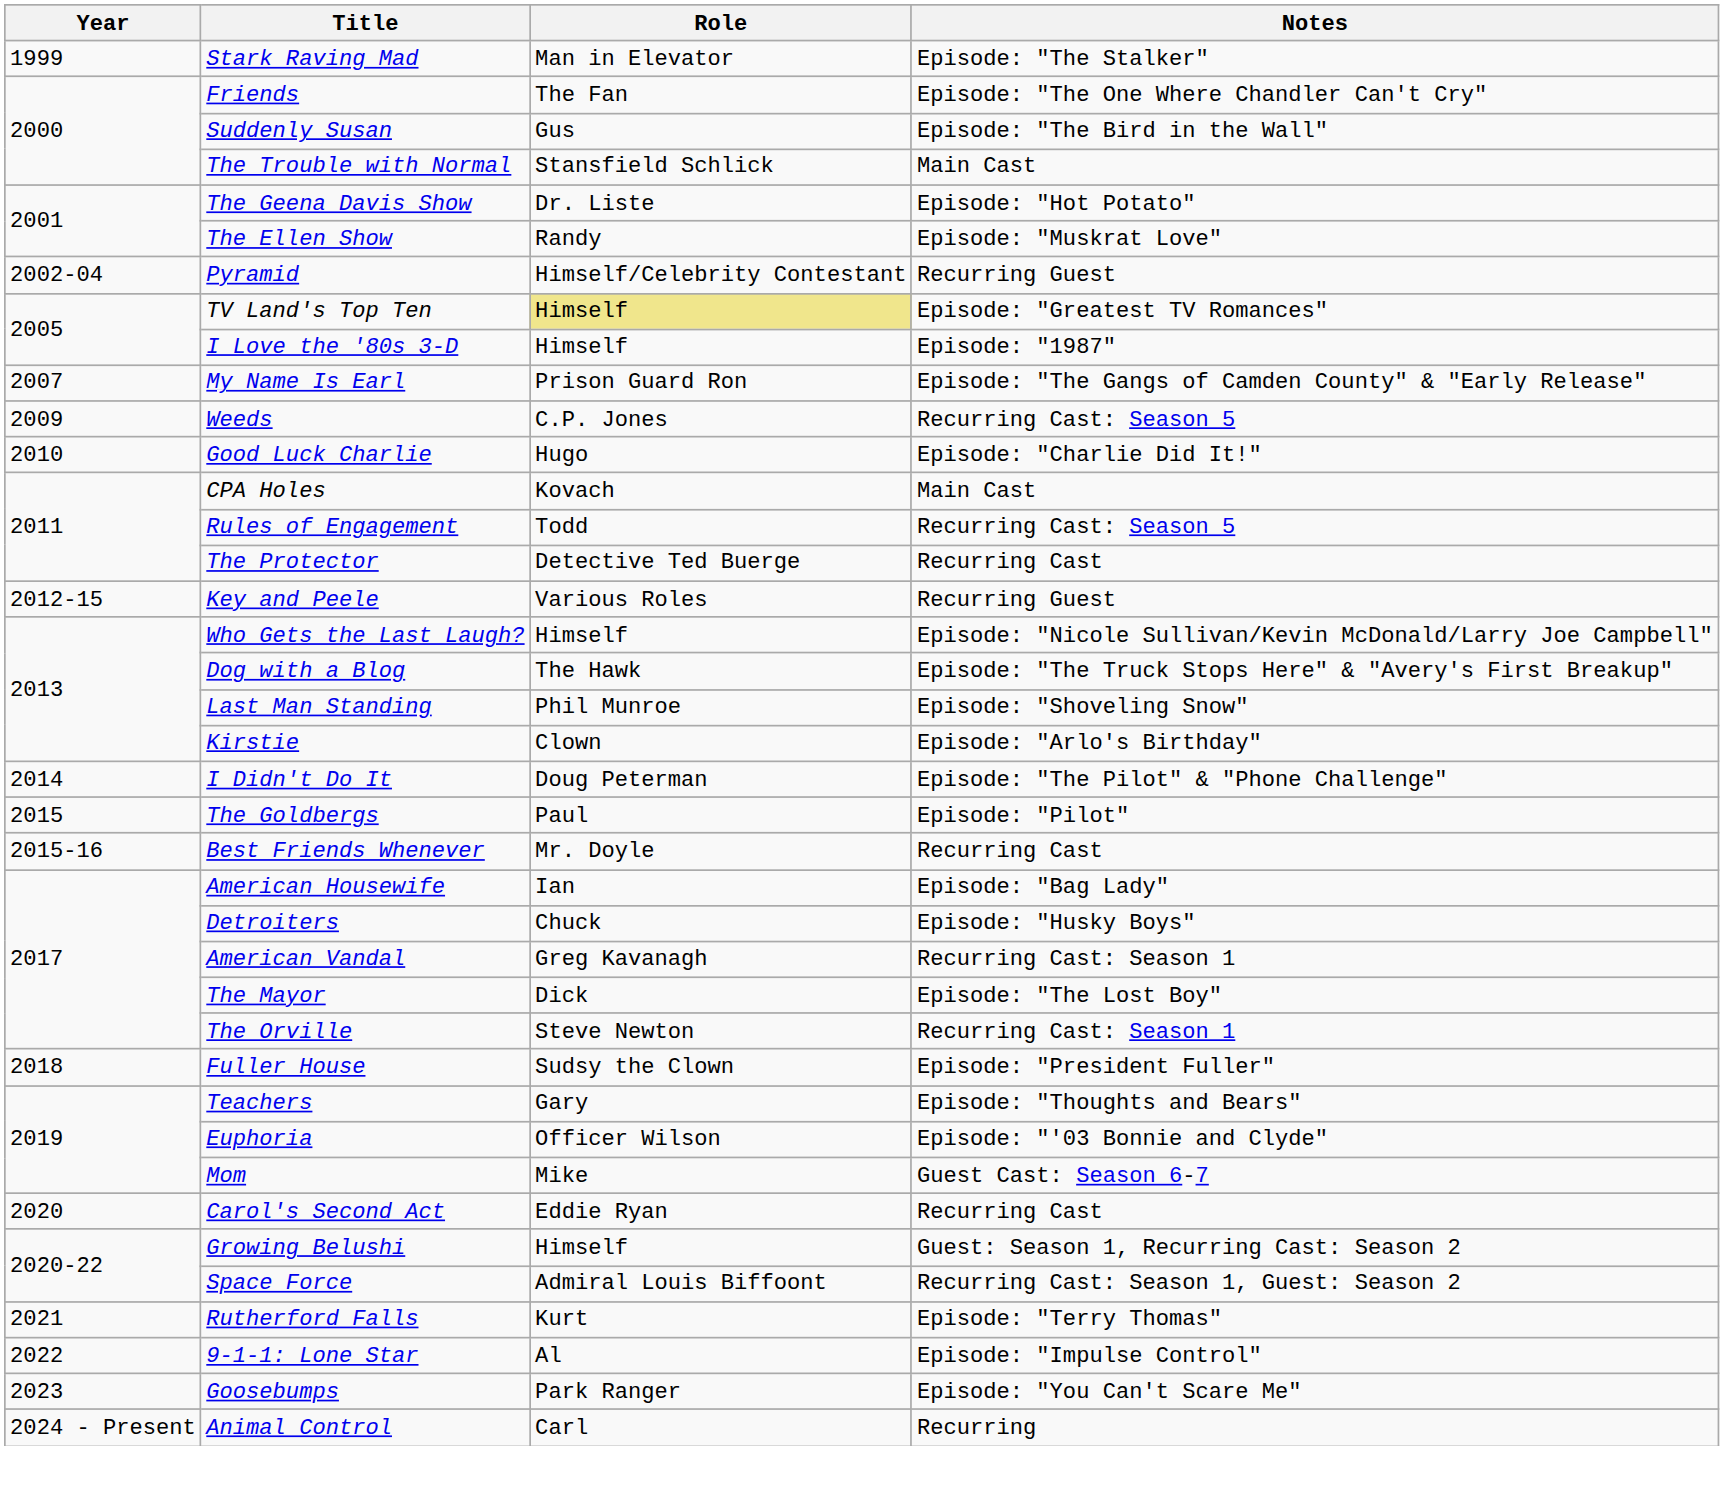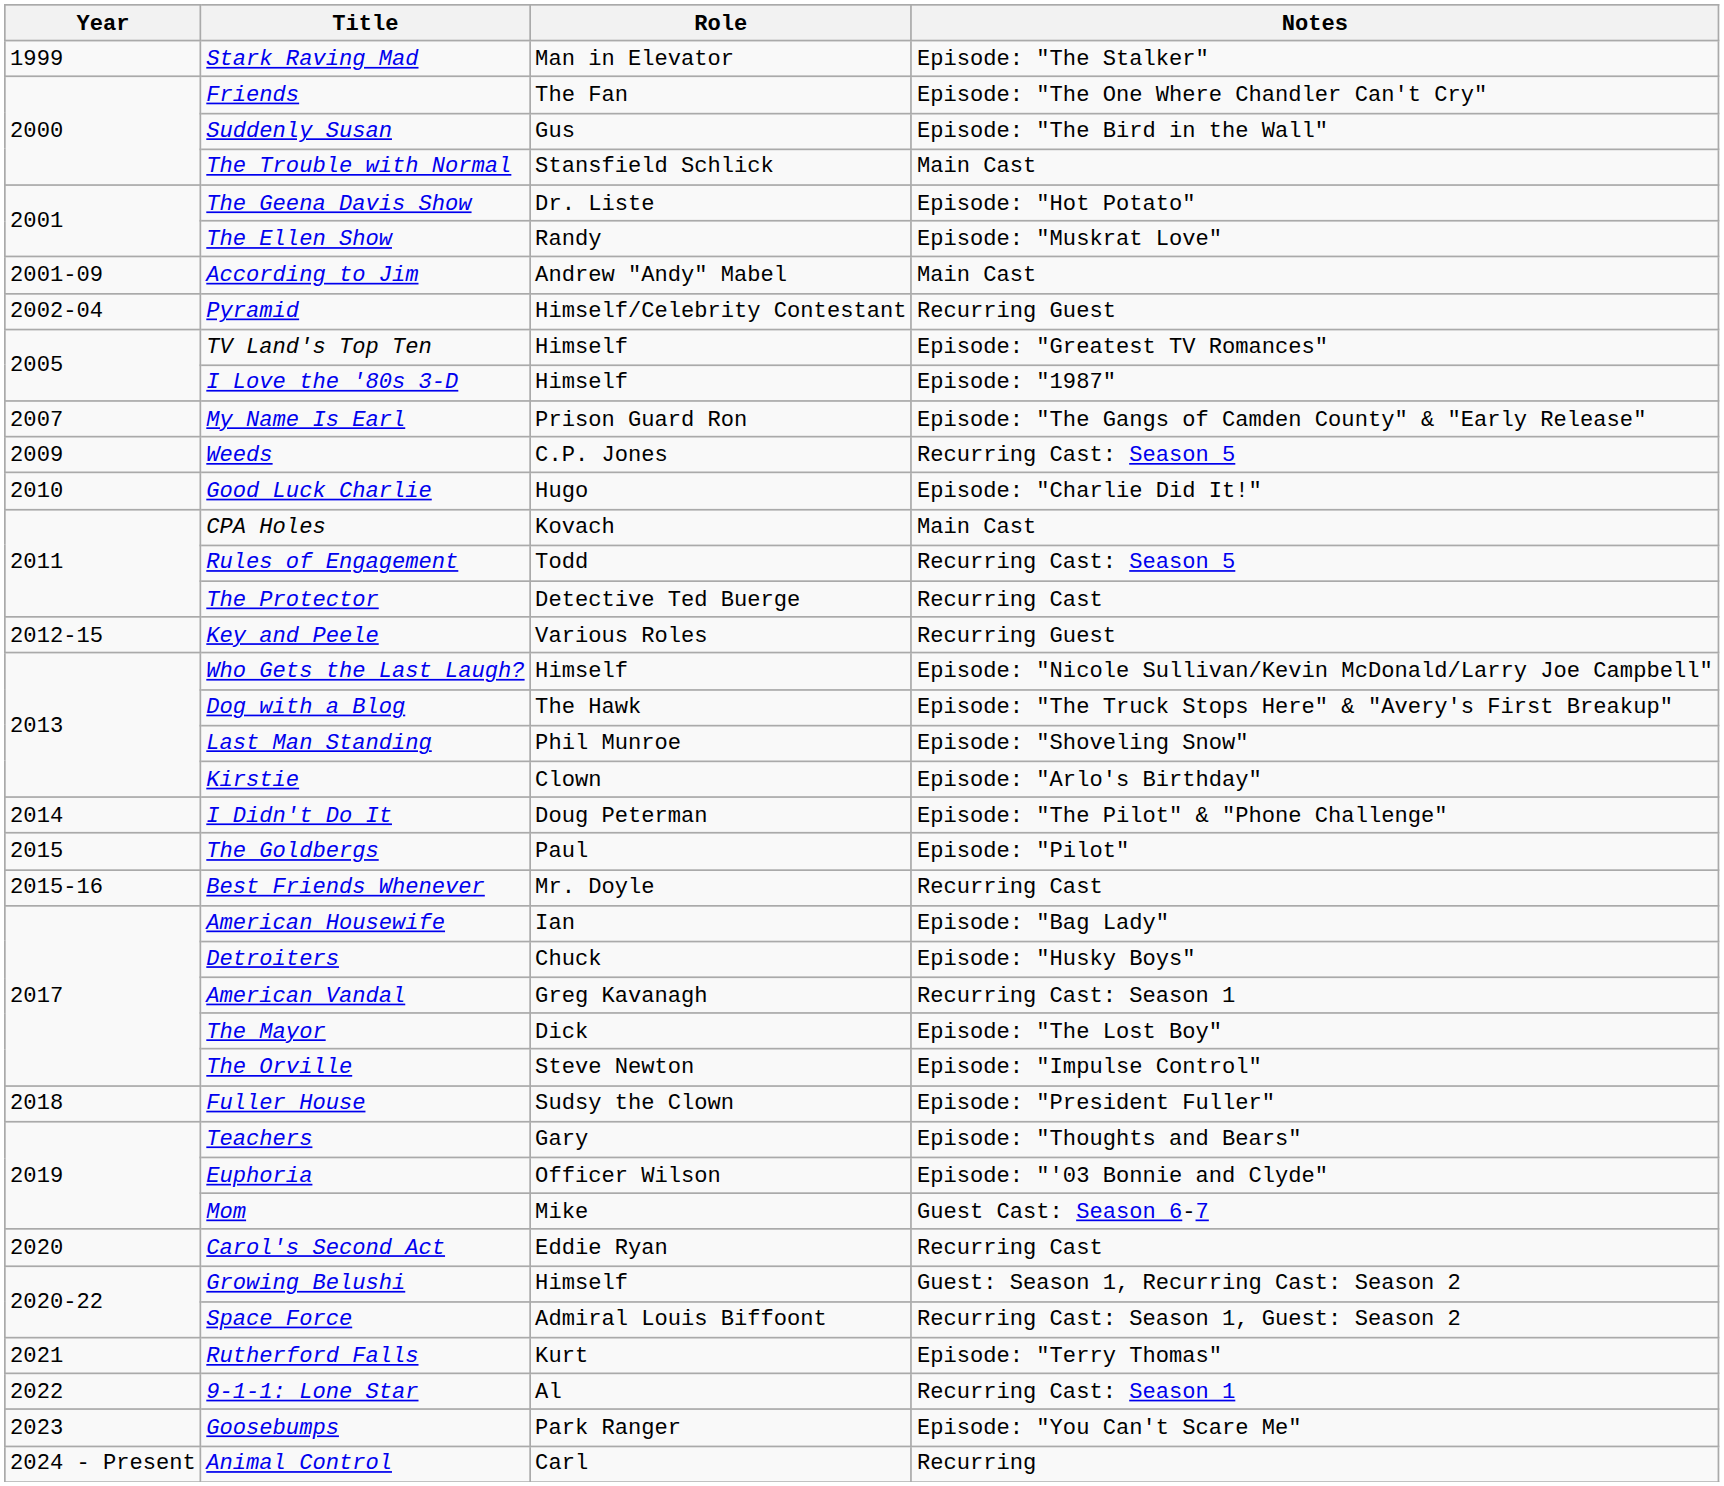+ row: (312, 275)
(582, 311) khaki background -> (582, 347) no background
(1076, 1031) Recurring Cast: Season 1 -> (1089, 1067) Episode: "Impulse Control"
(1089, 1356) Episode: "Impulse Control" -> (1076, 1392) Recurring Cast: Season 1
